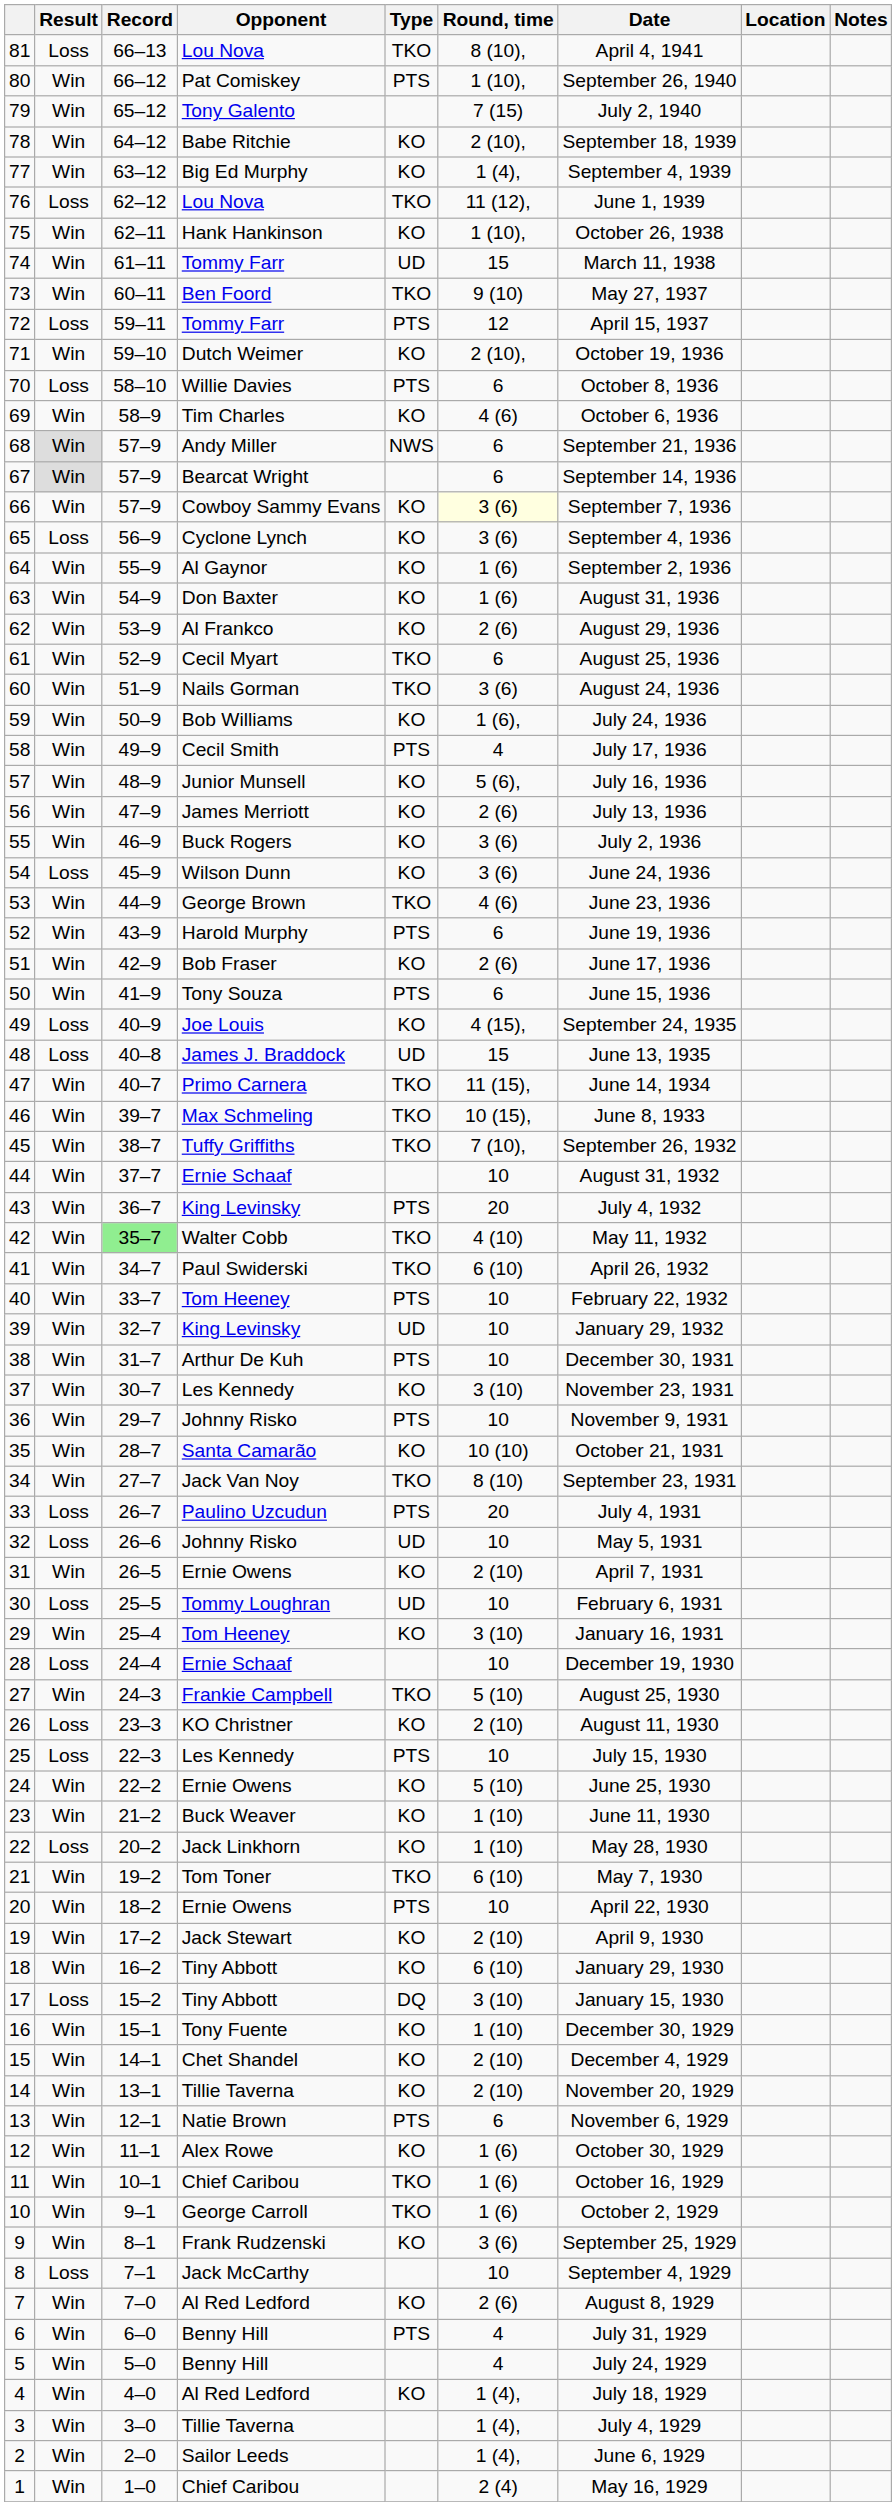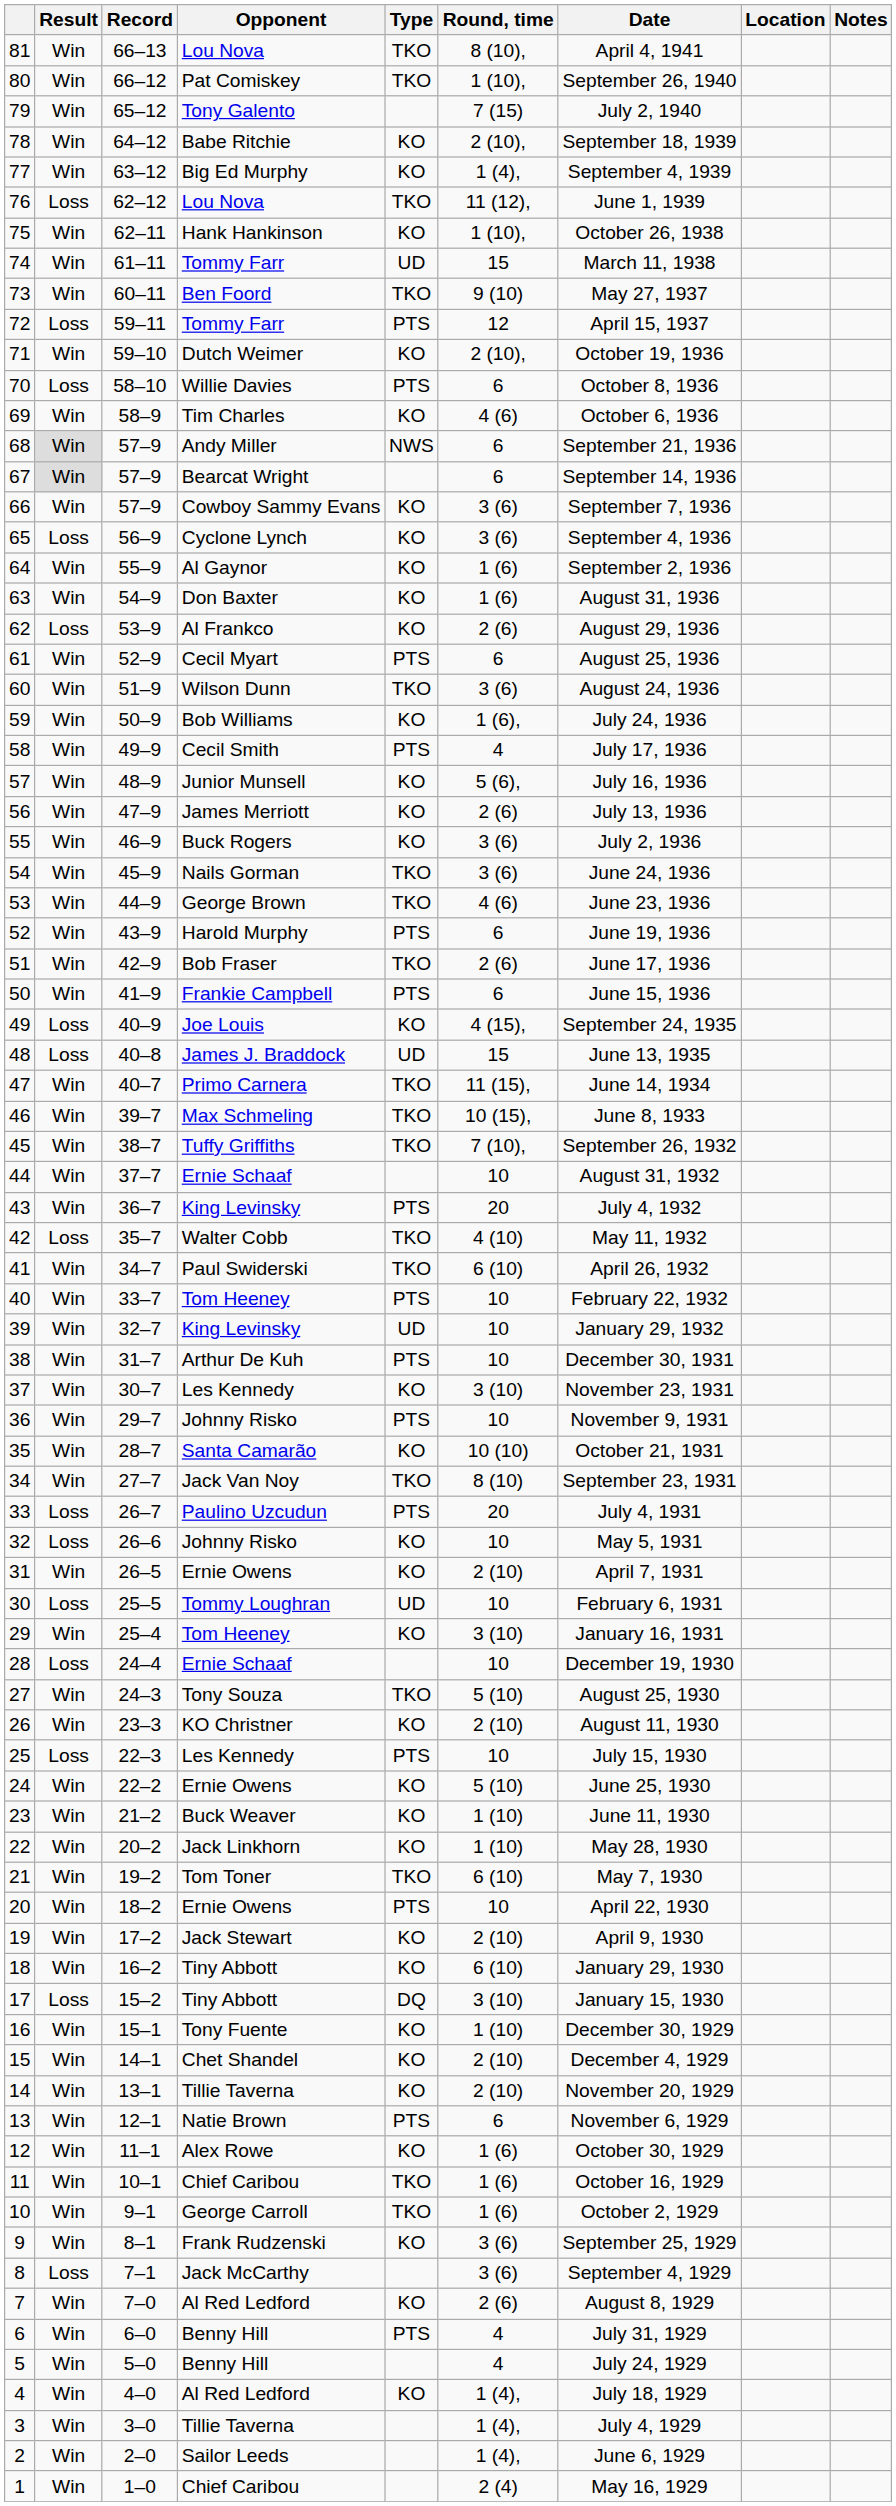(69, 50) Loss -> (69, 50) Win
(411, 80) PTS -> (411, 80) TKO
(498, 506) lightyellow background -> (498, 506) no background
(69, 628) Win -> (69, 628) Loss
(411, 659) TKO -> (411, 659) PTS
(240, 689) Nails Gorman -> (236, 689) Wilson Dunn
(69, 872) Loss -> (69, 872) Win
(236, 872) Wilson Dunn -> (240, 872) Nails Gorman
(411, 872) KO -> (411, 872) TKO
(411, 963) KO -> (411, 963) TKO
(232, 994) Tony Souza -> (257, 994) Frankie Campbell
(69, 1237) Win -> (69, 1237) Loss
(140, 1237) lightgreen background -> (140, 1237) no background
(411, 1542) UD -> (411, 1542) KO
(257, 1694) Frankie Campbell -> (232, 1694) Tony Souza
(69, 1724) Loss -> (69, 1724) Win
(69, 1846) Loss -> (69, 1846) Win
(498, 2273) 10 -> (498, 2273) 3 (6)
